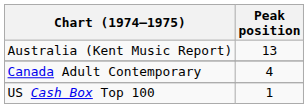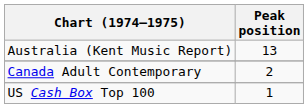(269, 72) 4 -> (269, 72) 2
